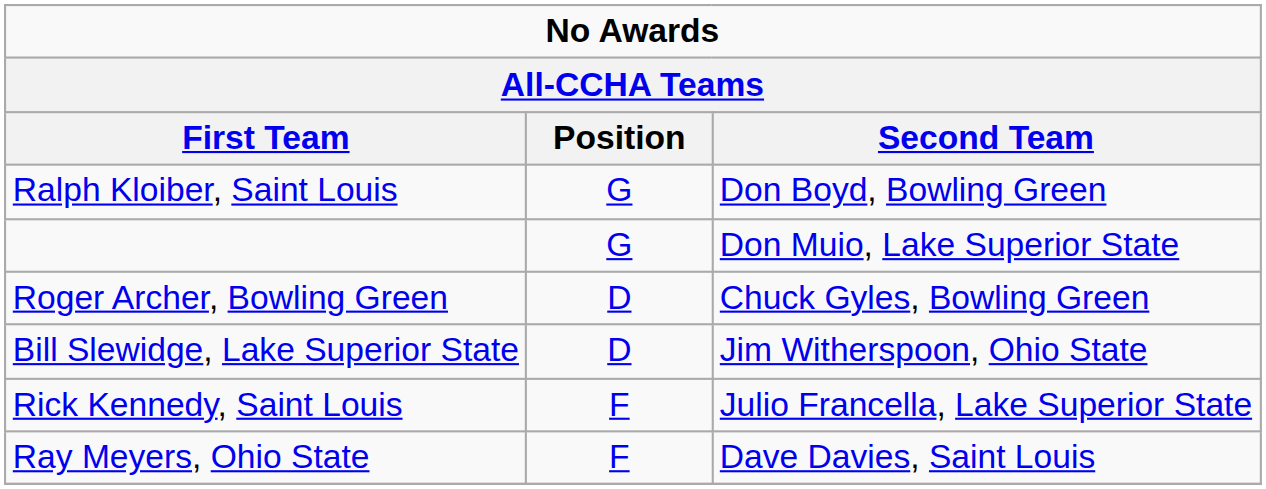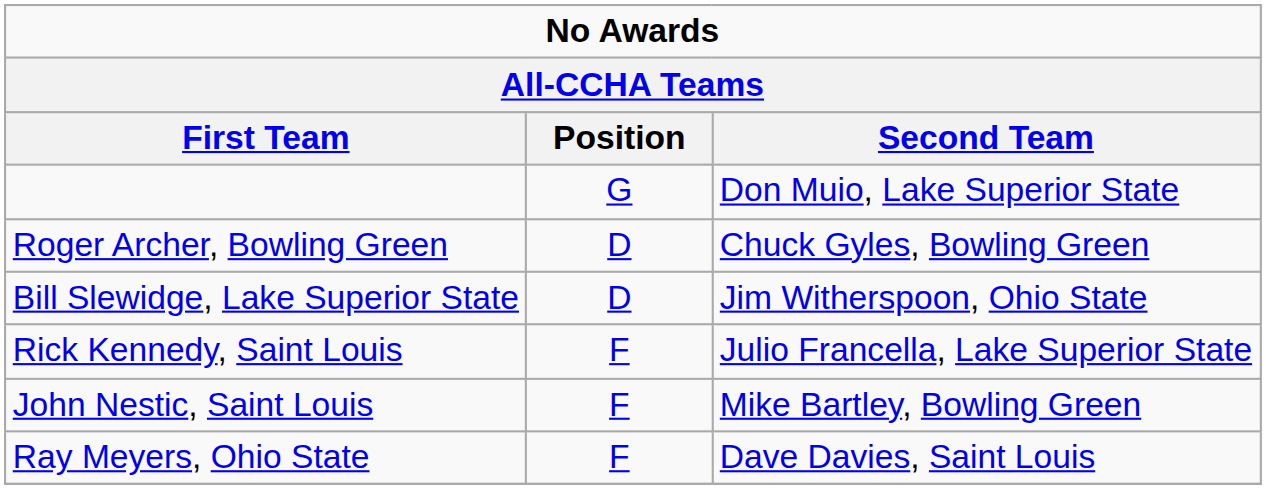- row: (205, 191)
+ row: (193, 404)
